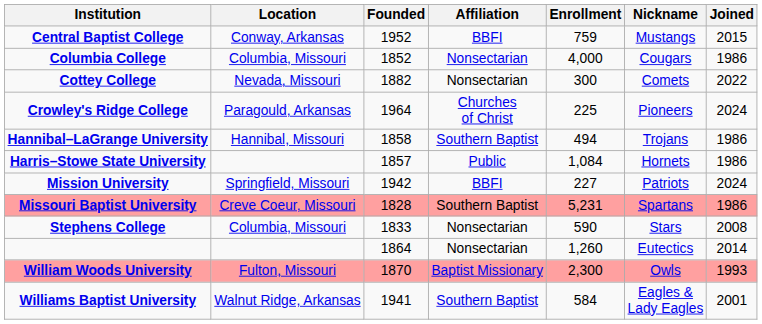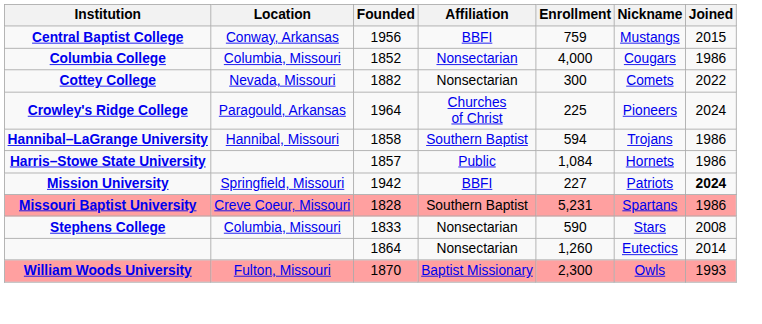(396, 37) 1952 -> (386, 37) 1956
(585, 140) 494 -> (575, 140) 594
(732, 183) normal -> (711, 183) bold
- row: (108, 300)
